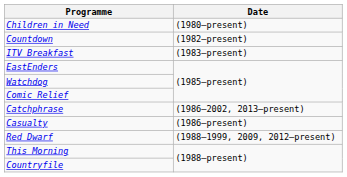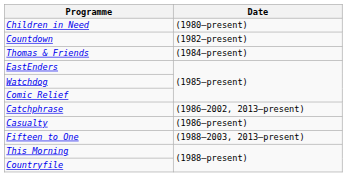- row: (40, 53)
+ row: (48, 53)
+ row: (43, 137)
- row: (30, 137)
